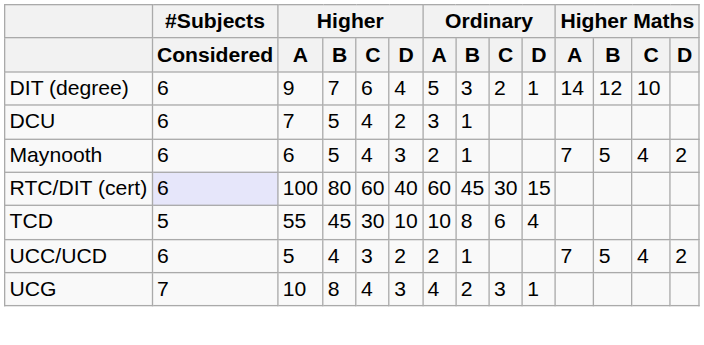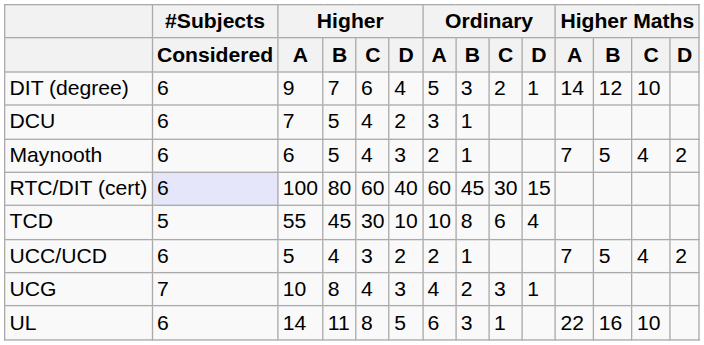+ row: (23, 322)
